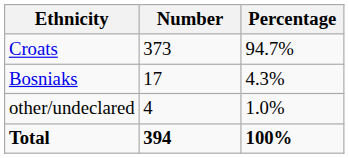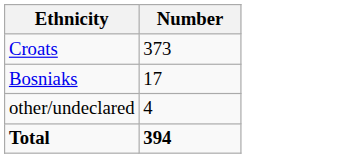- column: (292, 19)
